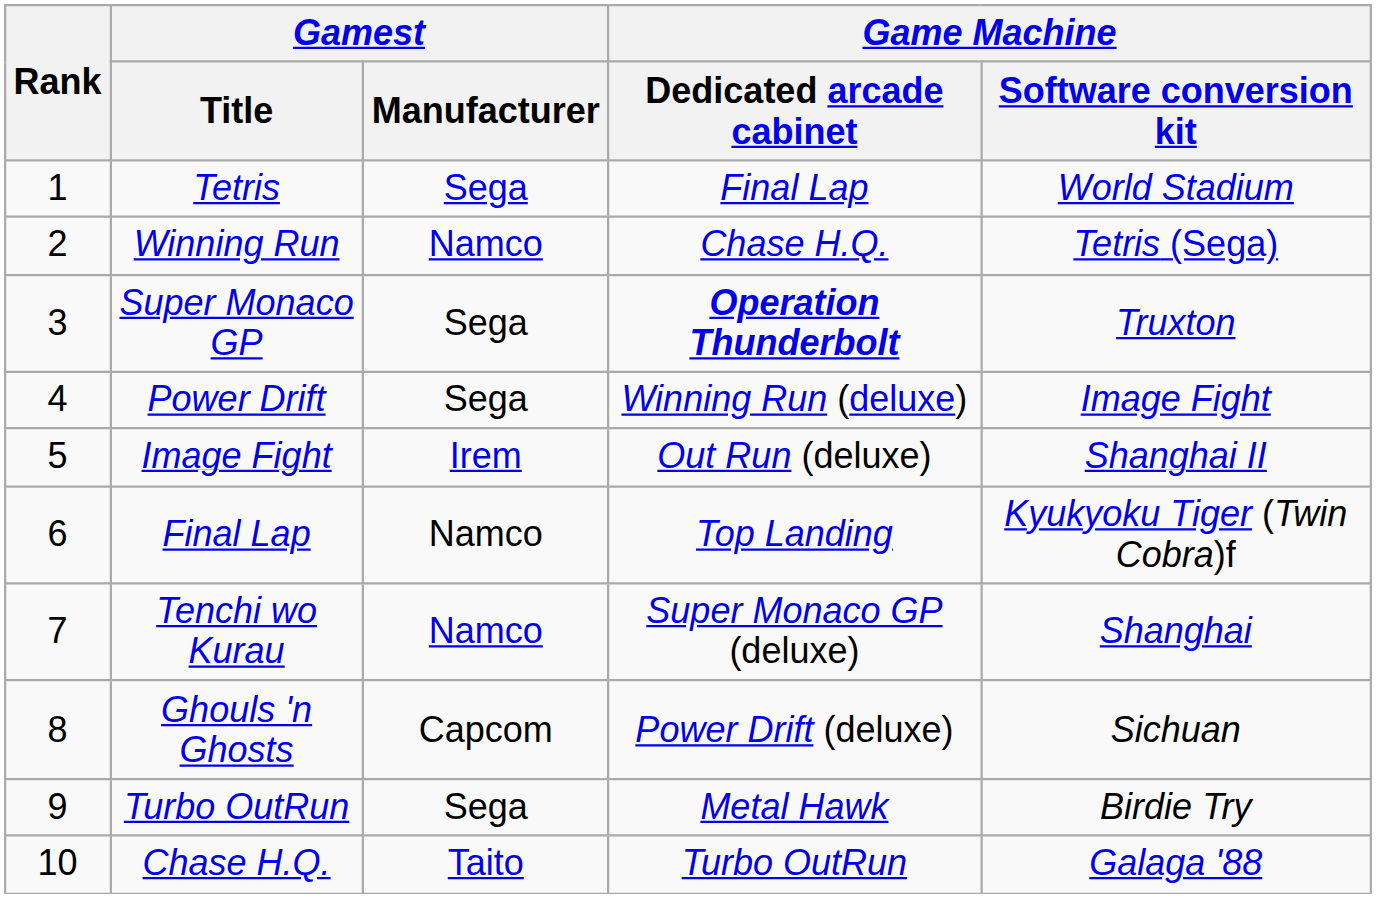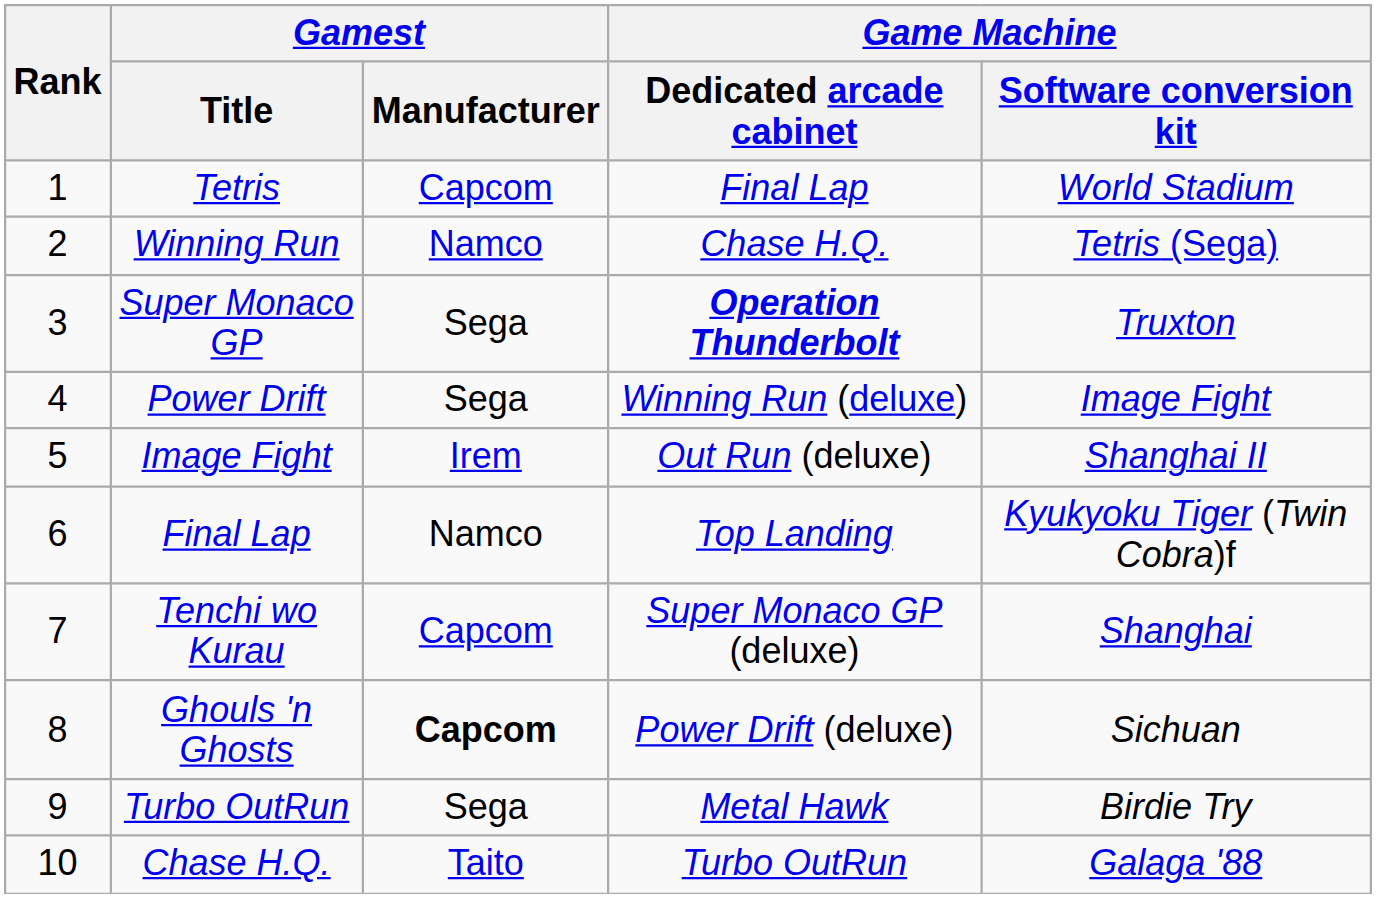(486, 187) Sega -> (486, 187) Capcom
(486, 631) Namco -> (486, 631) Capcom
(486, 729) normal -> (486, 729) bold
